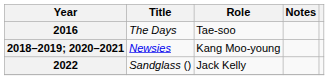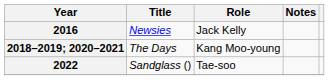(153, 30) The Days -> (150, 30) Newsies
(216, 30) Tae-soo -> (221, 30) Jack Kelly
(150, 48) Newsies -> (153, 48) The Days
(221, 65) Jack Kelly -> (216, 65) Tae-soo
